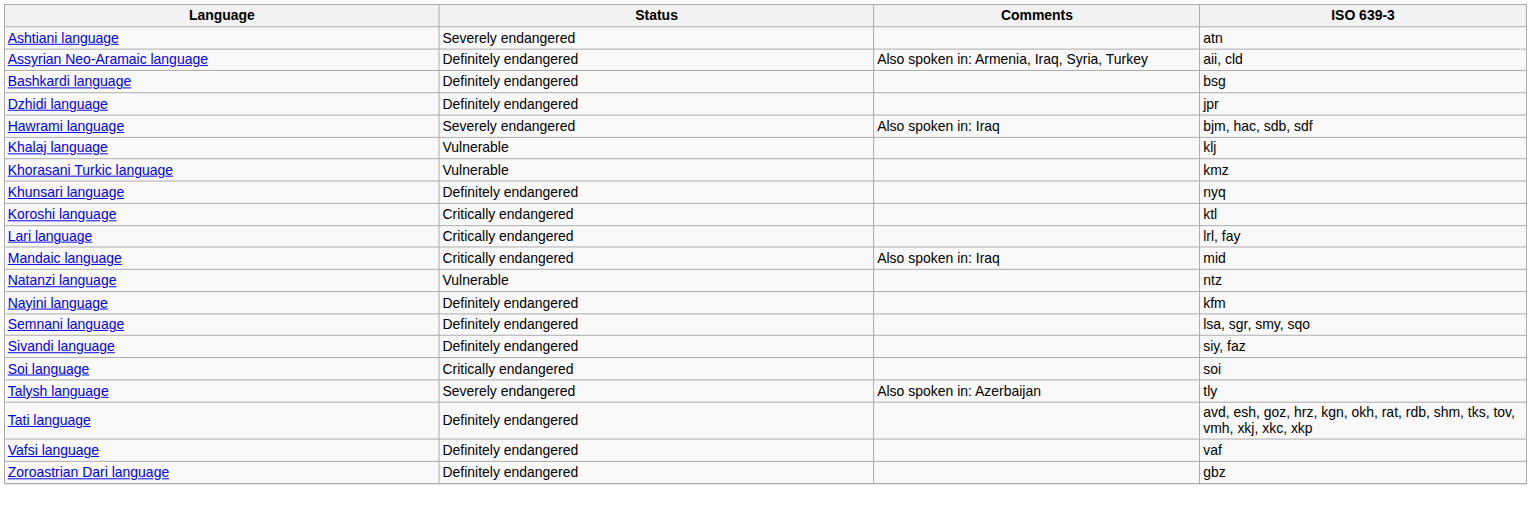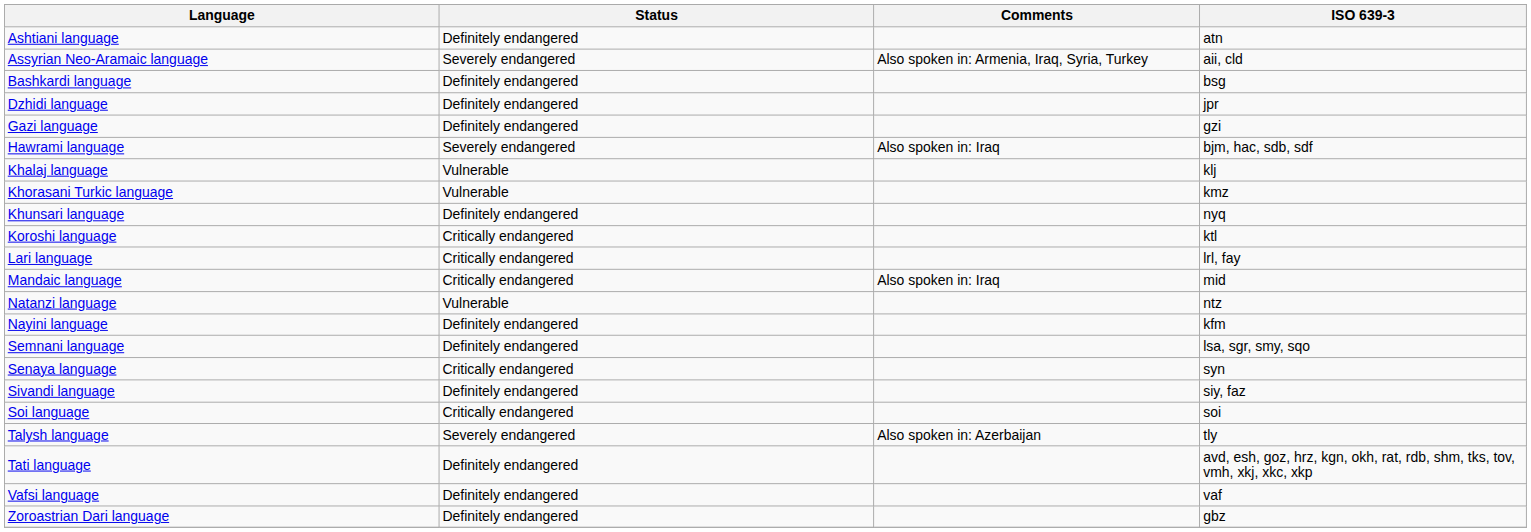(509, 38) Severely endangered -> (510, 38) Definitely endangered
(510, 60) Definitely endangered -> (509, 60) Severely endangered
+ row: (53, 126)
+ row: (62, 369)
